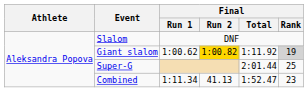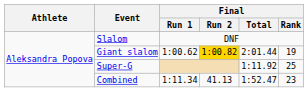(259, 53) 1:11.92 -> (259, 53) 2:01.44
(291, 53) lightgrey background -> (291, 53) no background
(259, 66) 2:01.44 -> (259, 66) 1:11.92
